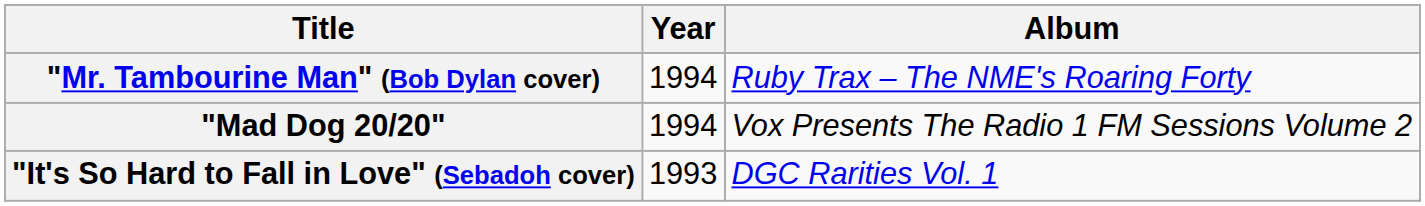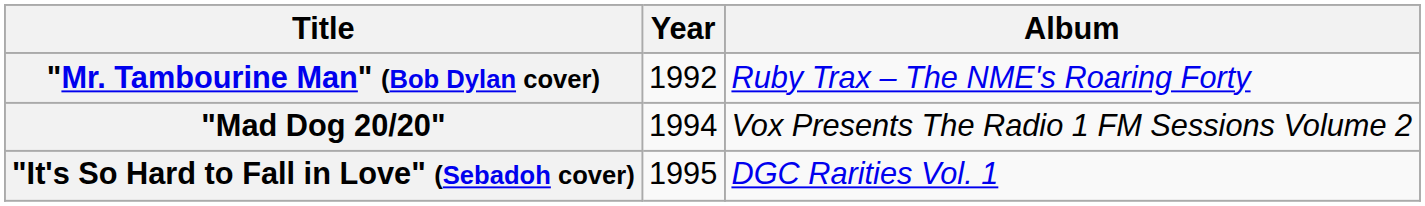(683, 77) 1994 -> (683, 77) 1992
(683, 175) 1993 -> (683, 175) 1995
